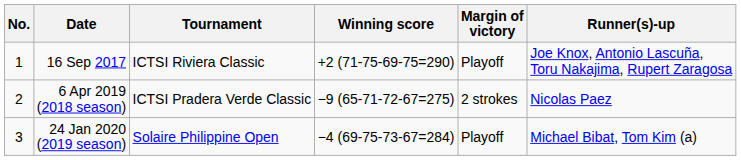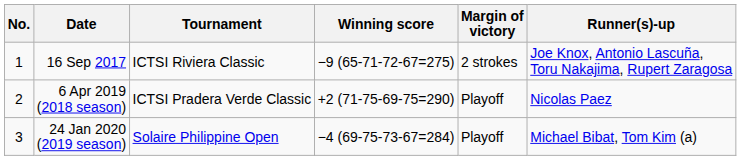(386, 61) +2 (71-75-69-75=290) -> (386, 61) −9 (65-71-72-67=275)
(482, 61) Playoff -> (489, 61) 2 strokes
(386, 99) −9 (65-71-72-67=275) -> (386, 99) +2 (71-75-69-75=290)
(489, 99) 2 strokes -> (482, 99) Playoff
